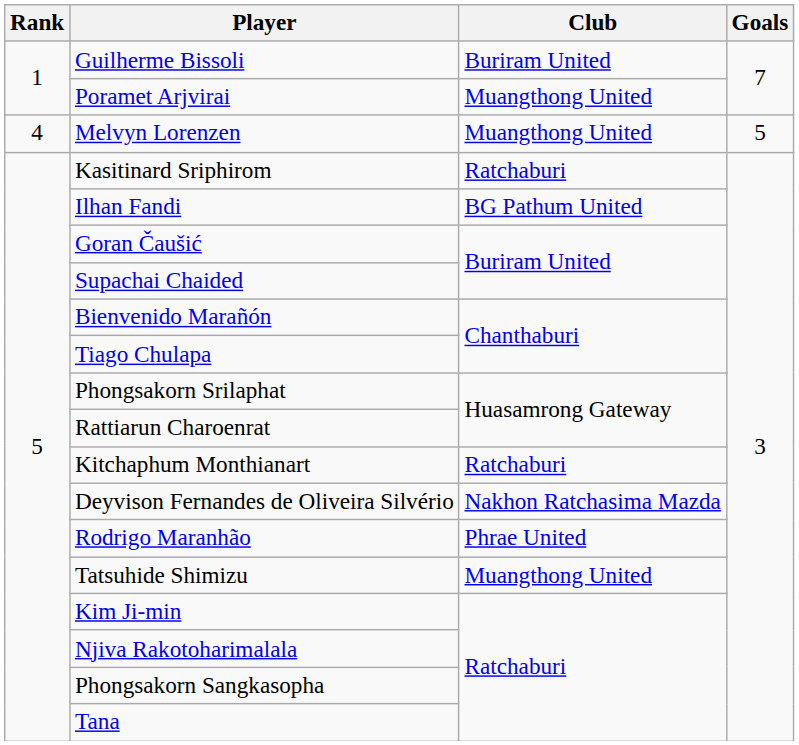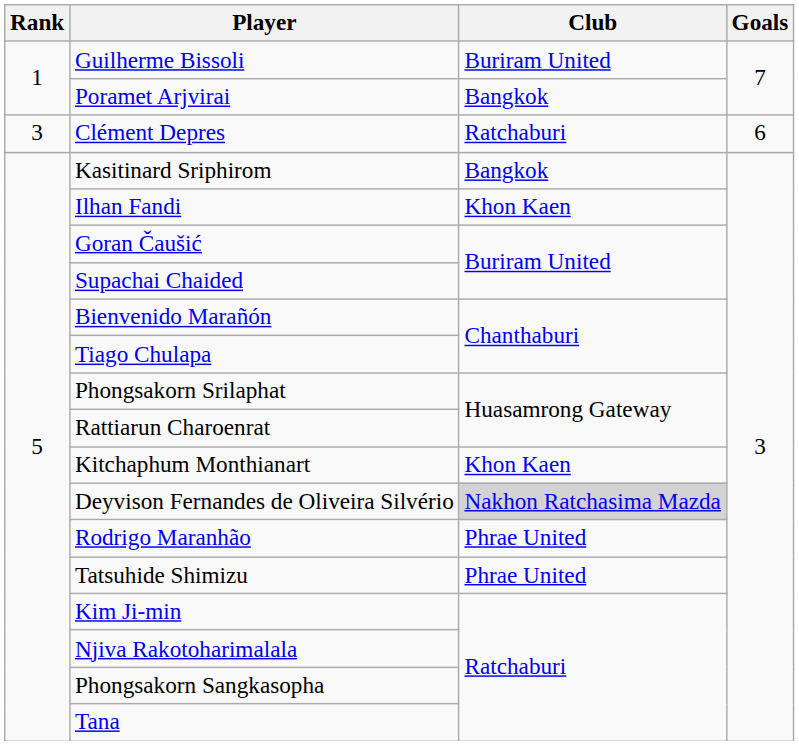(558, 96) Muangthong United -> (506, 96) Bangkok
+ row: (150, 133)
- row: (158, 133)
(515, 170) Ratchaburi -> (506, 170) Bangkok
(553, 206) BG Pathum United -> (518, 206) Khon Kaen
(515, 464) Ratchaburi -> (518, 464) Khon Kaen
(593, 501) no background -> (593, 501) lightgrey background
(558, 574) Muangthong United -> (525, 574) Phrae United
